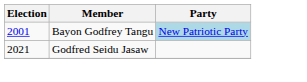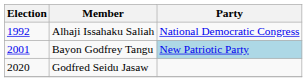+ row: (103, 31)
(18, 49) 2021 -> (18, 67) 2020
